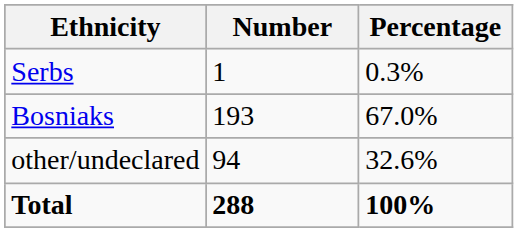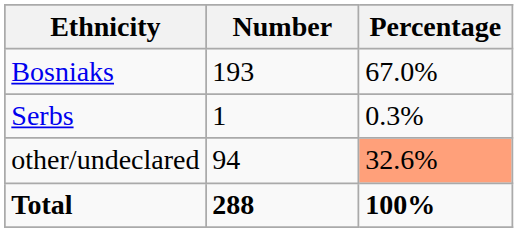rows swapped: (63, 115) <-> (42, 71)
(401, 159) no background -> (401, 159) lightsalmon background
